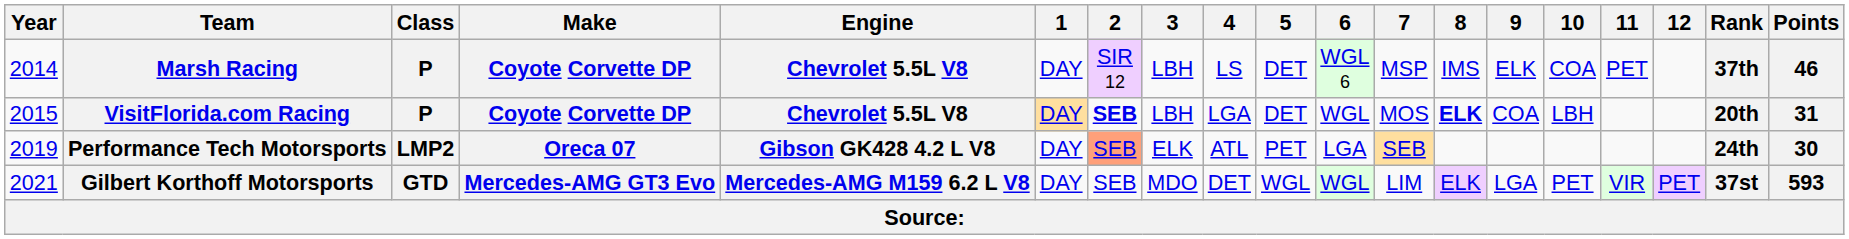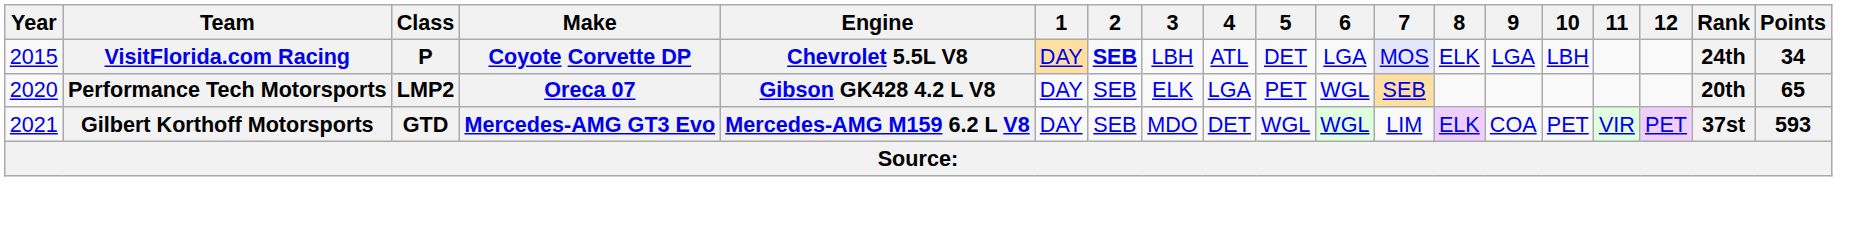- row: (227, 68)
(1229, 114) LGA -> (1229, 56) ATL
(1345, 114) WGL -> (1345, 56) LGA
(1404, 114) no background -> (1404, 56) lavender background
(1461, 114) bold -> (1459, 56) normal
(1516, 114) COA -> (1513, 56) LGA
(1737, 114) 20th -> (1724, 56) 24th
(1806, 114) 31 -> (1793, 56) 34
(34, 149) 2019 -> (34, 90) 2020
(1115, 149) lightsalmon background -> (1115, 90) no background
(1229, 149) ATL -> (1229, 90) LGA
(1345, 149) LGA -> (1345, 90) WGL
(1737, 149) 24th -> (1724, 90) 20th
(1806, 149) 30 -> (1793, 90) 65
(1516, 183) LGA -> (1513, 125) COA
